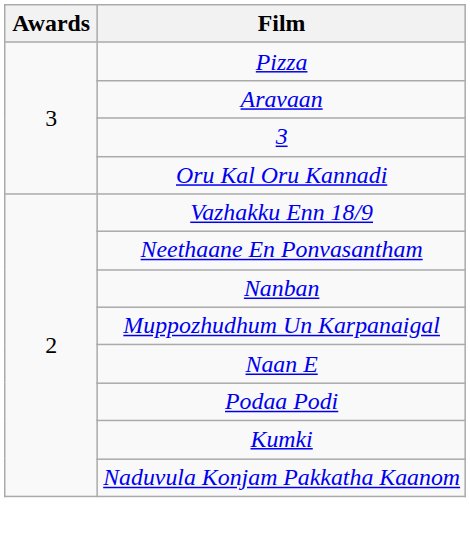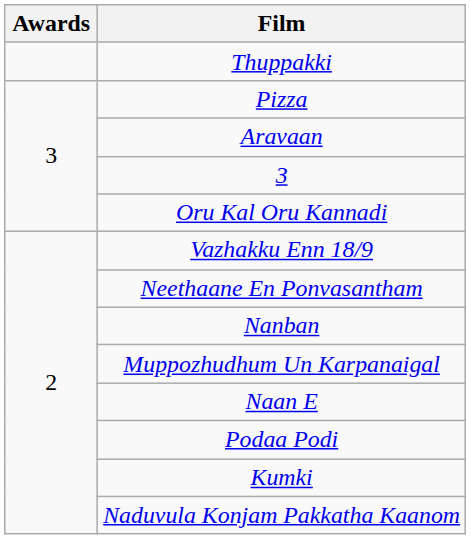+ row: (282, 61)
